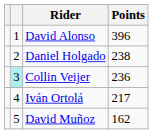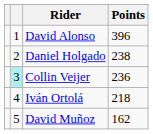(121, 98) 217 -> (121, 98) 218
